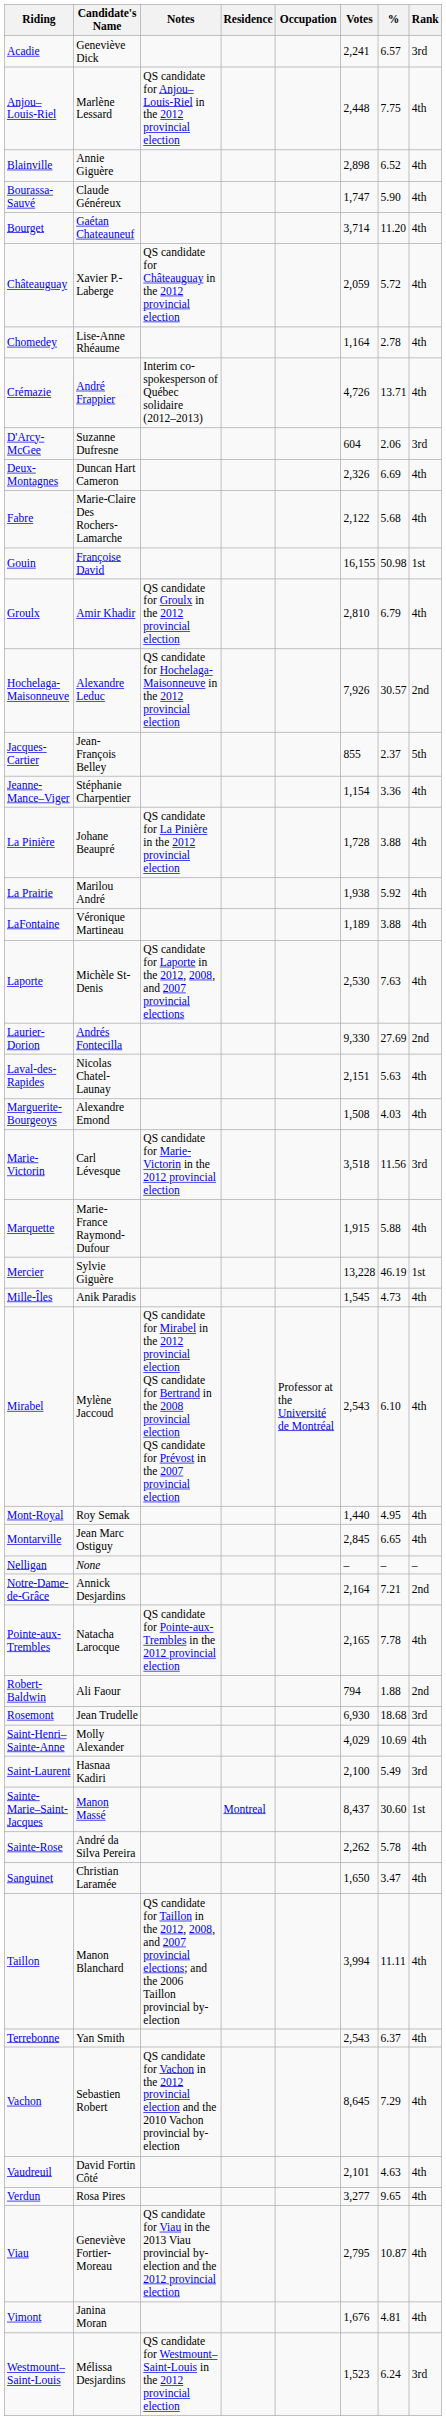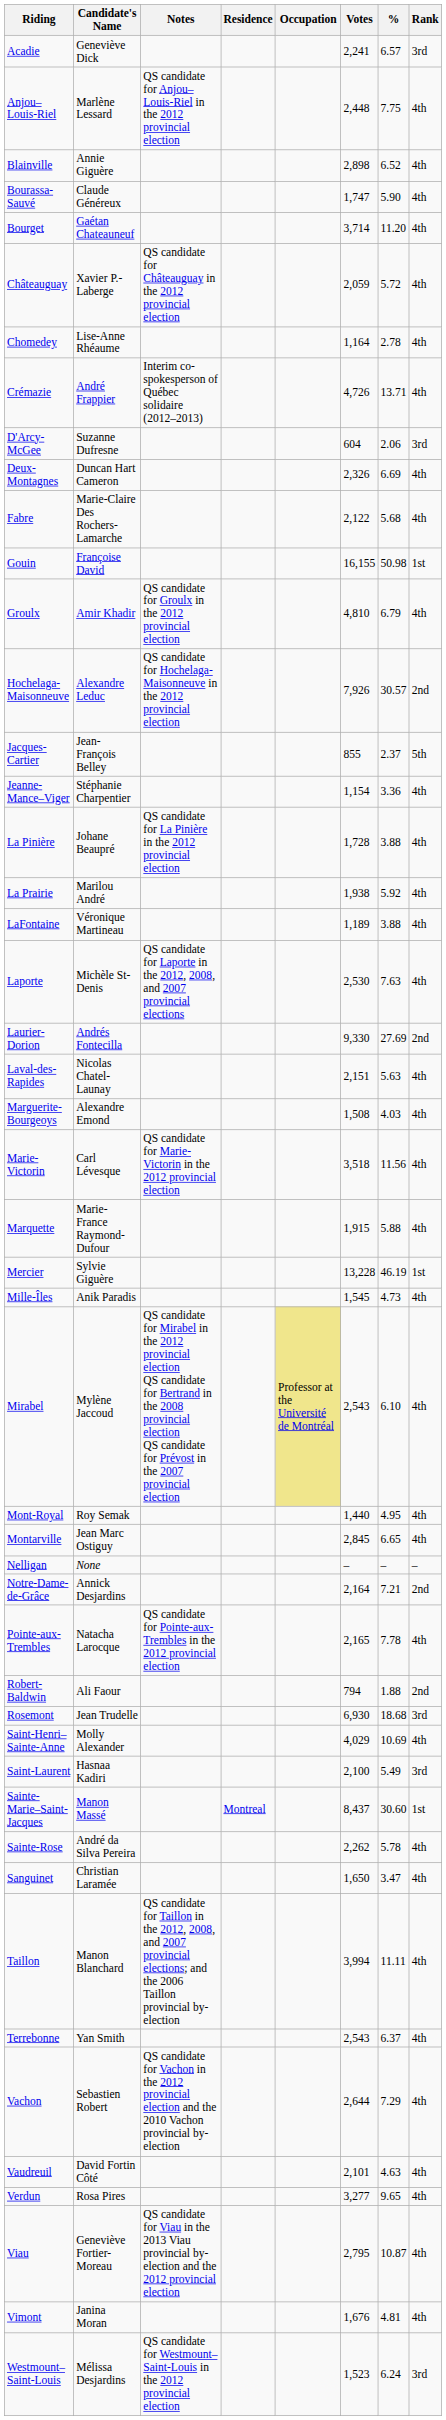(357, 614) 2,810 -> (357, 614) 4,810
(420, 1164) 3rd -> (419, 1164) 4th
(306, 1406) no background -> (306, 1406) khaki background
(357, 2101) 8,645 -> (357, 2101) 2,644
